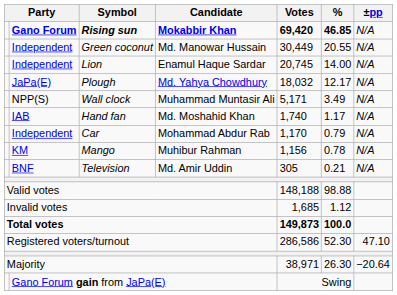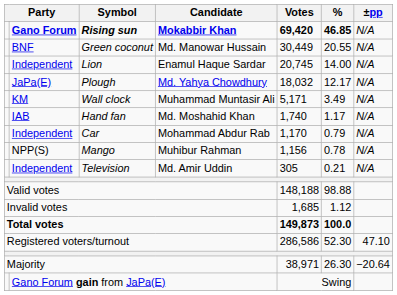(42, 47) Independent -> (23, 47) BNF
(30, 99) NPP(S) -> (20, 99) KM
(20, 151) KM -> (30, 151) NPP(S)
(23, 168) BNF -> (42, 168) Independent
